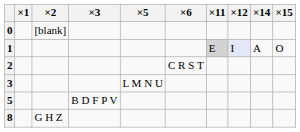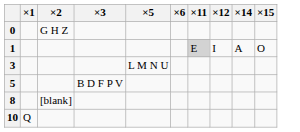(50, 30) [blank] -> (54, 30) G H Z
(232, 48) lavender background -> (214, 48) no background
- row: (10, 65)
(49, 118) G H Z -> (56, 100) [blank]
+ row: (12, 118)
